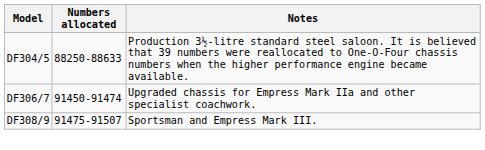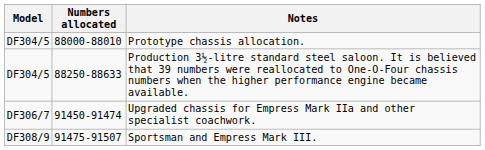+ row: (217, 41)
